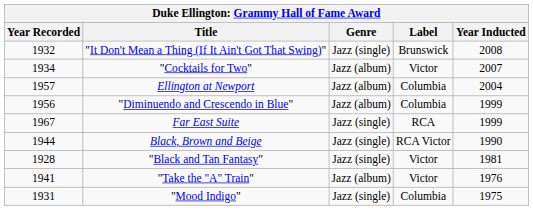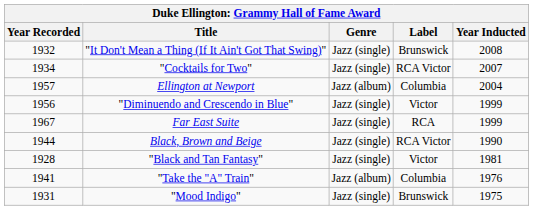(361, 68) Jazz (album) -> (361, 68) Jazz (single)
(423, 68) Victor -> (423, 68) RCA Victor
(361, 104) Jazz (album) -> (361, 104) Jazz (single)
(423, 104) Columbia -> (423, 104) Victor
(423, 178) Victor -> (423, 178) Columbia
(423, 196) Columbia -> (423, 196) Brunswick
